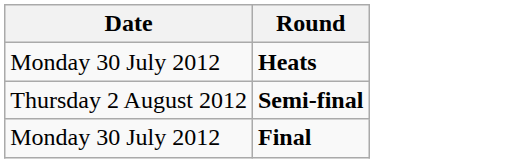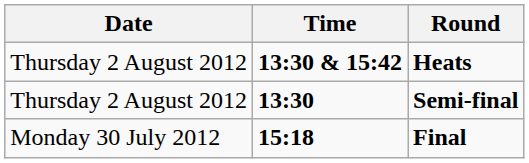+ column: (330, 23)
(115, 61) Monday 30 July 2012 -> (129, 61) Thursday 2 August 2012
